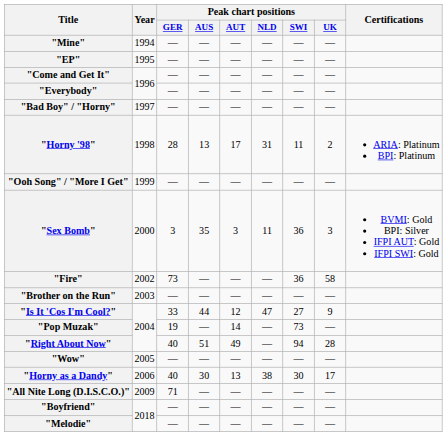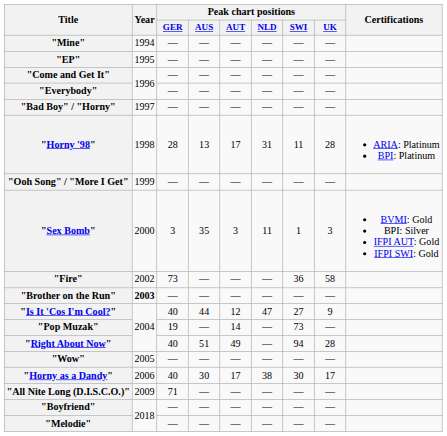(330, 144) 2 -> (330, 144) 28
(299, 230) 36 -> (299, 230) 1
(145, 295) normal -> (145, 295) bold
(173, 311) 33 -> (173, 311) 40
(236, 375) 13 -> (236, 375) 17
